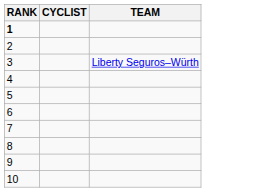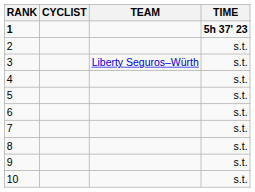+ column: (226, 13)
